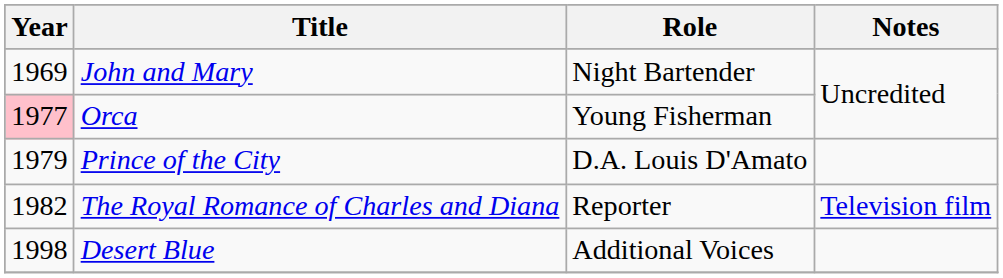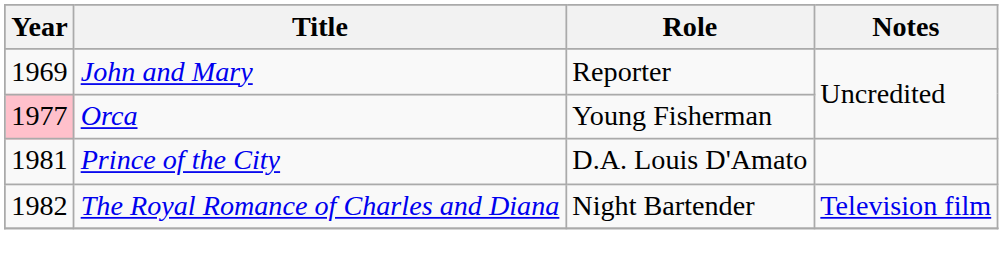(663, 71) Night Bartender -> (622, 71) Reporter
(40, 160) 1979 -> (40, 160) 1981
(622, 205) Reporter -> (663, 205) Night Bartender
- row: (148, 250)
